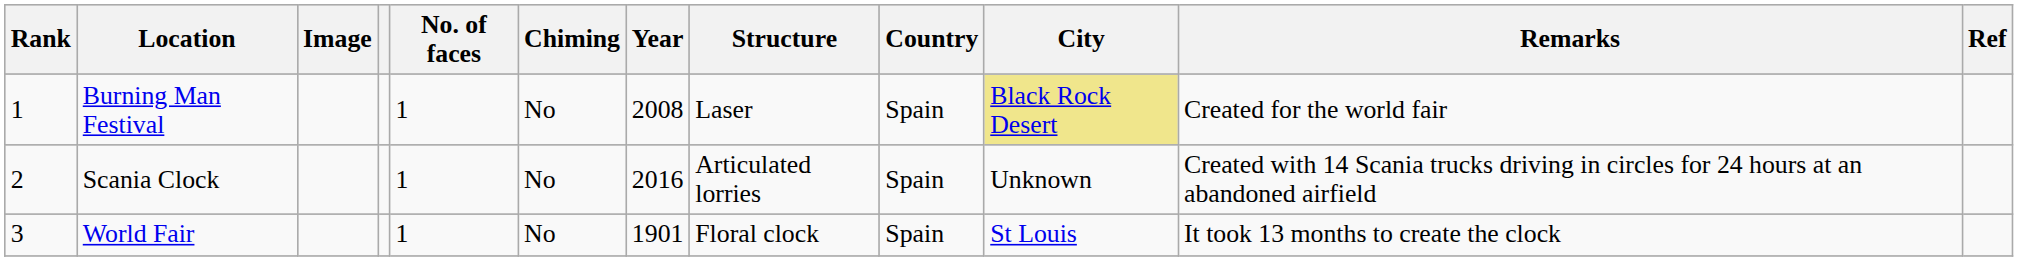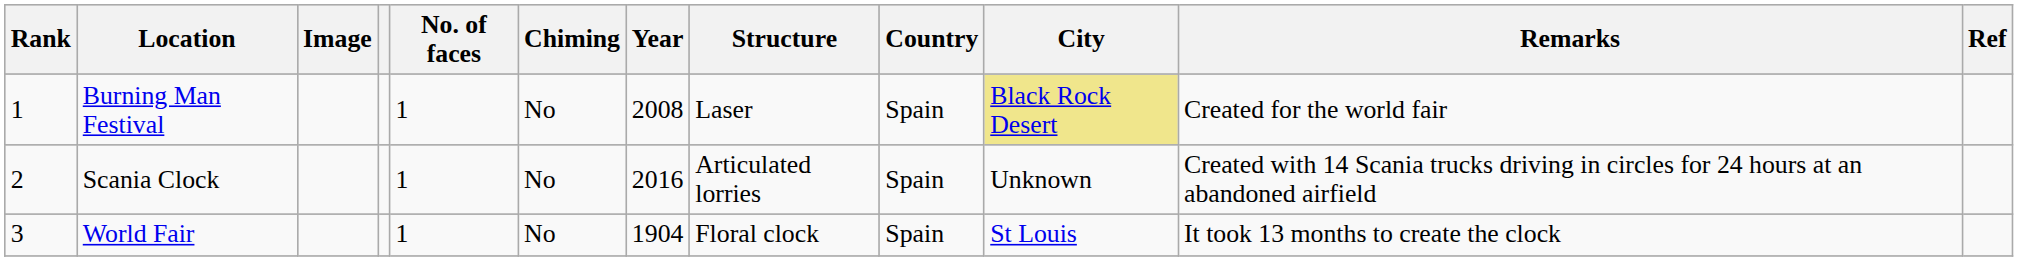(658, 234) 1901 -> (658, 234) 1904
